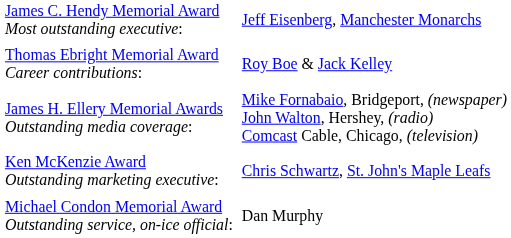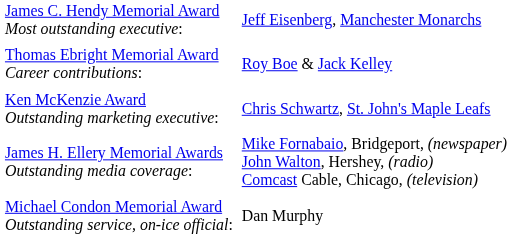rows swapped: (114, 117) <-> (112, 171)
